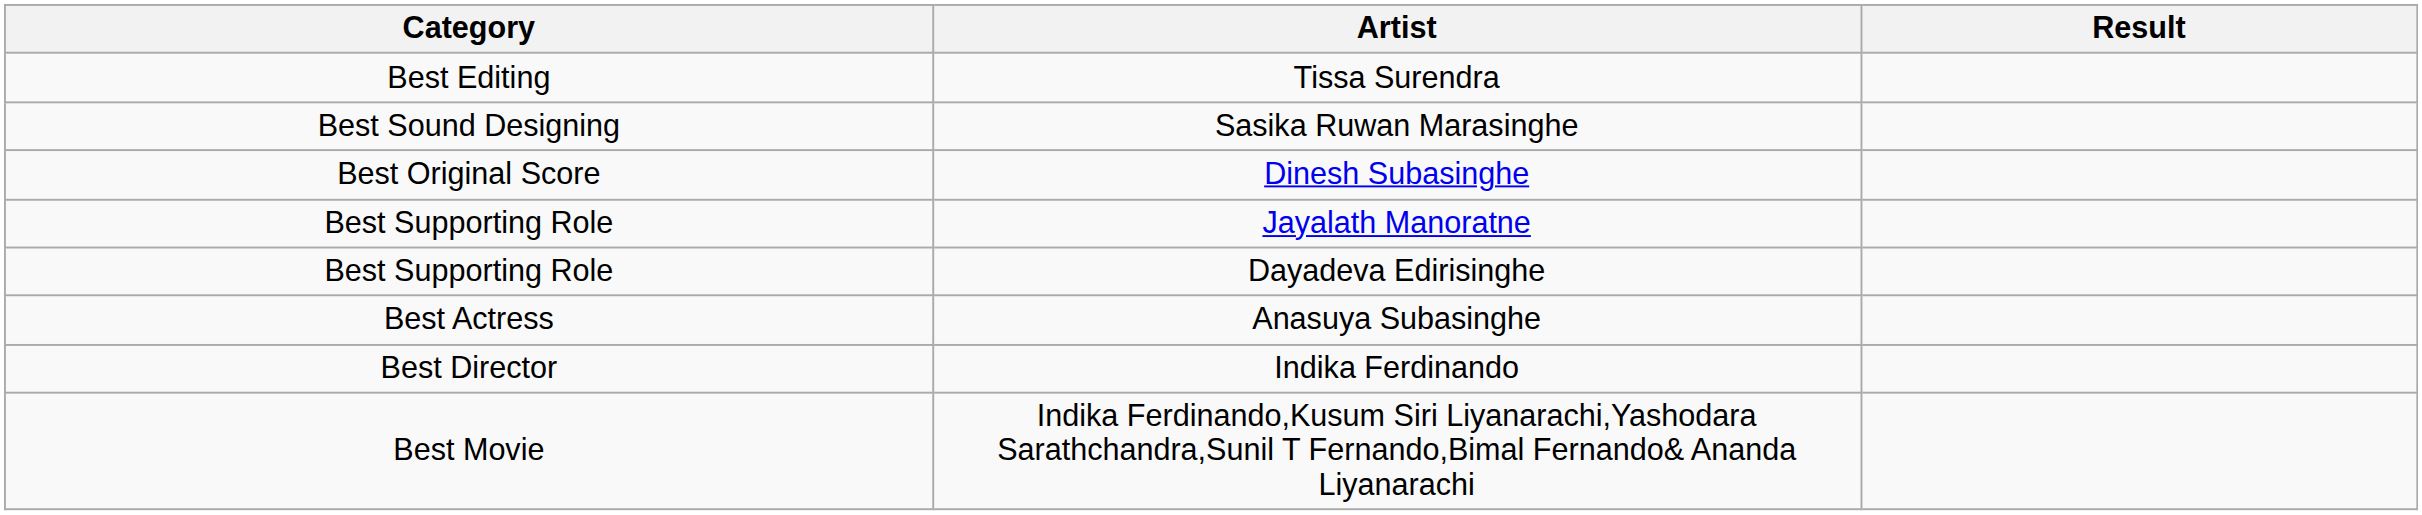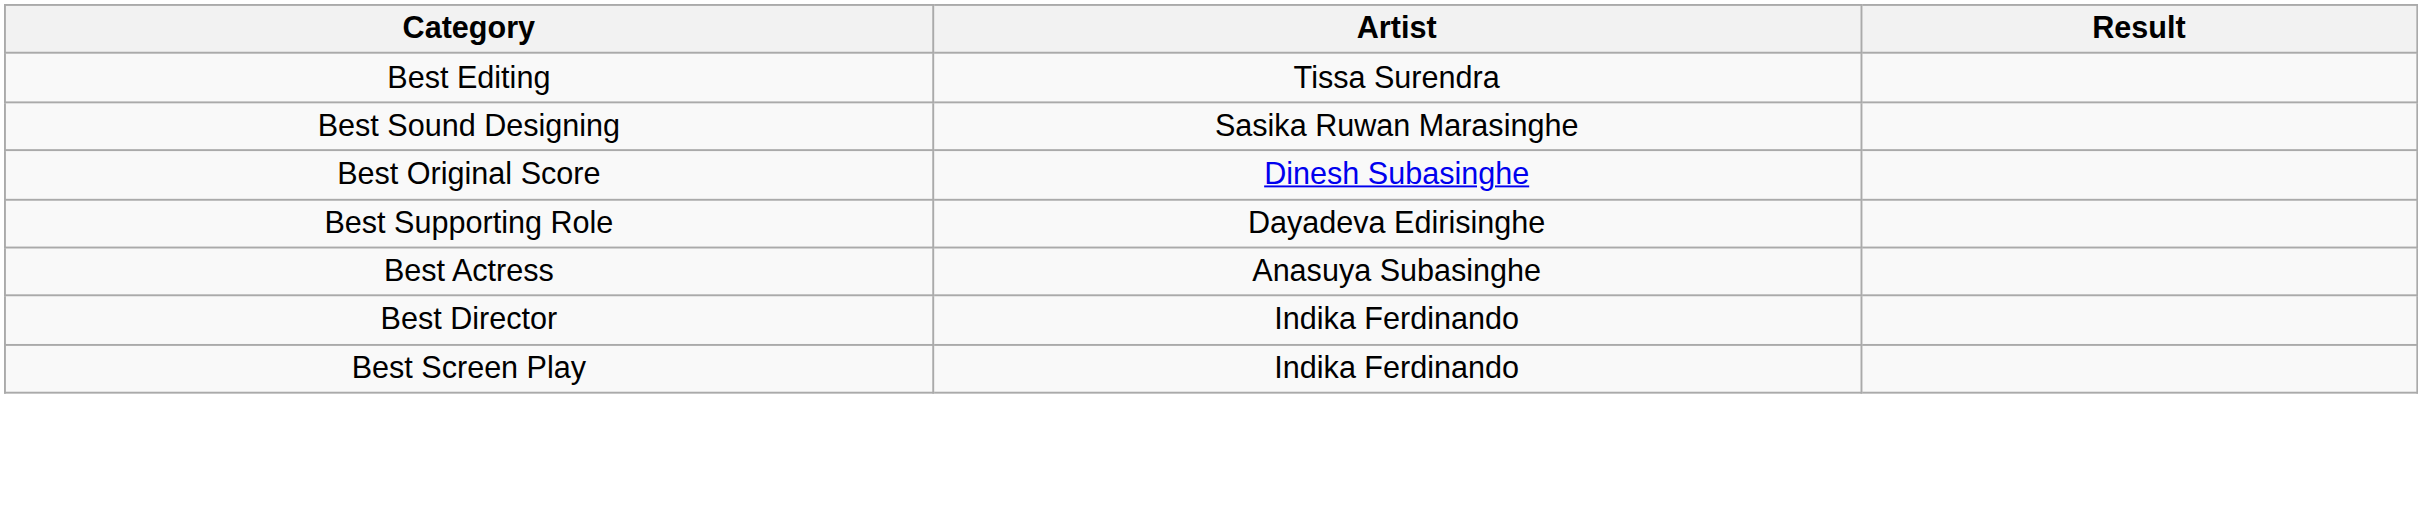- row: (469, 222)
+ row: (469, 367)
- row: (469, 450)
